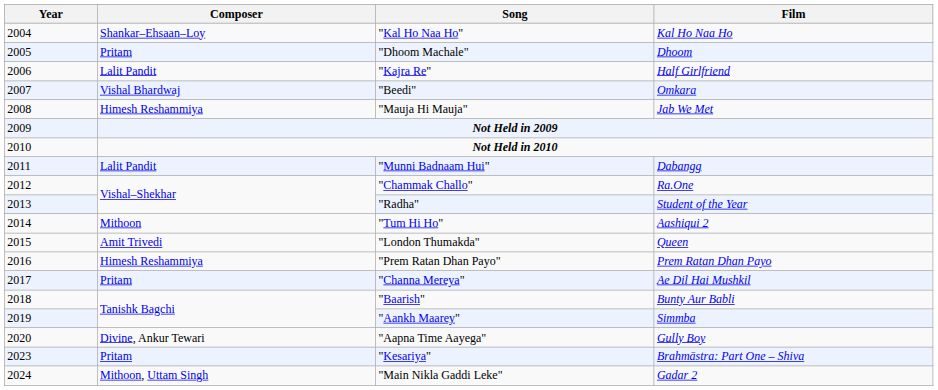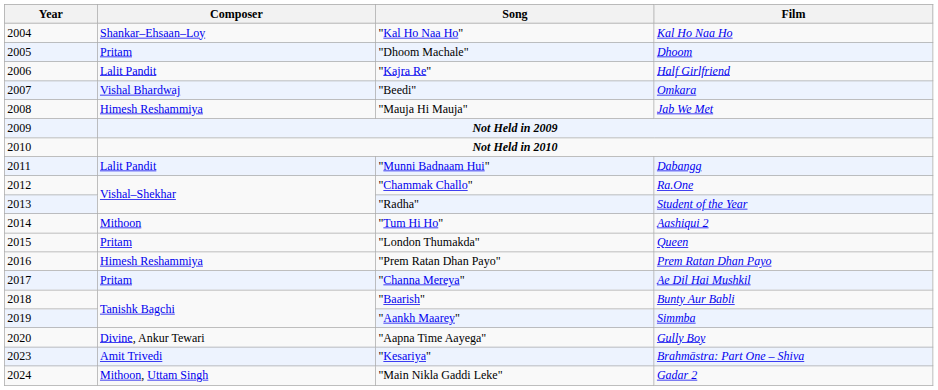(131, 242) Amit Trivedi -> (116, 242) Pritam
(116, 356) Pritam -> (131, 356) Amit Trivedi
